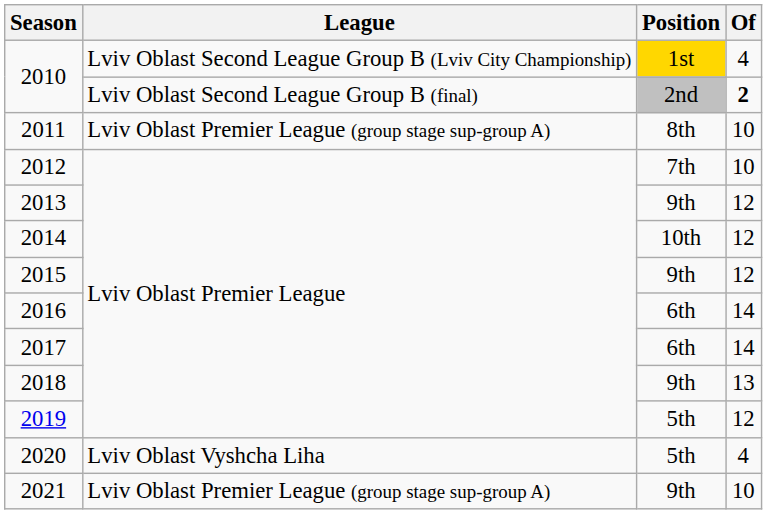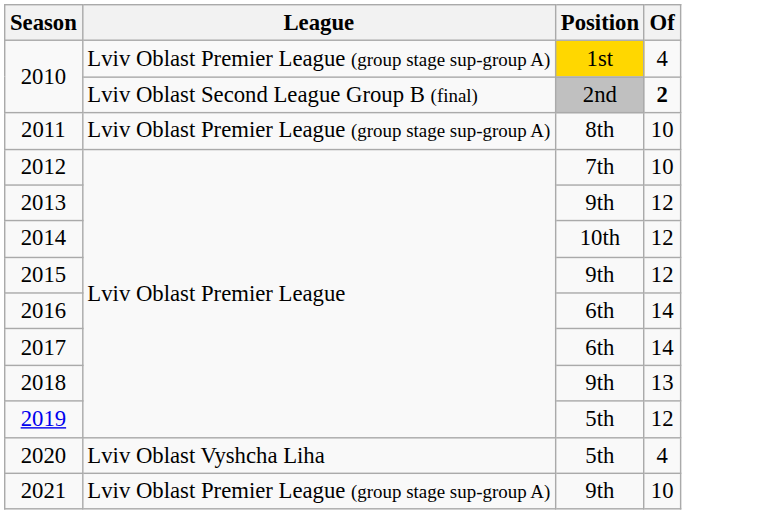(359, 58) Lviv Oblast Second League Group B (Lviv City Championship) -> (319, 58) Lviv Oblast Premier League (group stage sup-group A)
